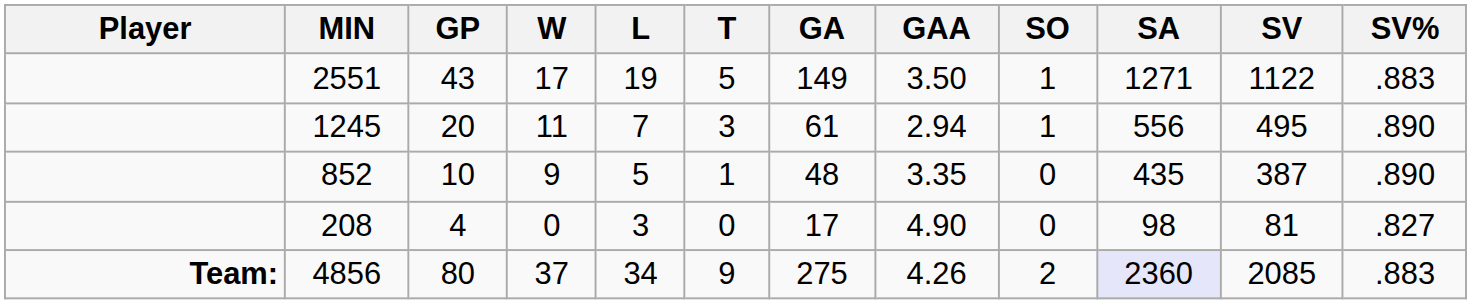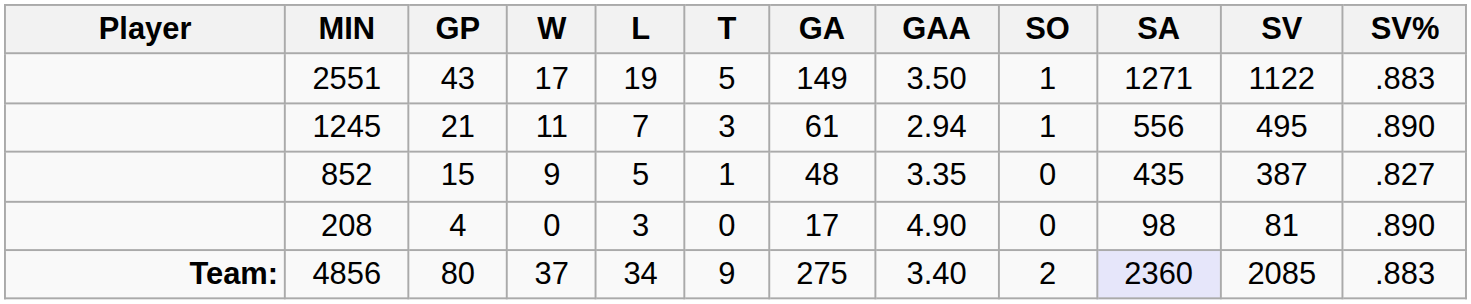(458, 126) 20 -> (458, 126) 21
(458, 175) 10 -> (458, 175) 15
(1405, 175) .890 -> (1405, 175) .827
(1405, 224) .827 -> (1405, 224) .890
(937, 273) 4.26 -> (937, 273) 3.40
